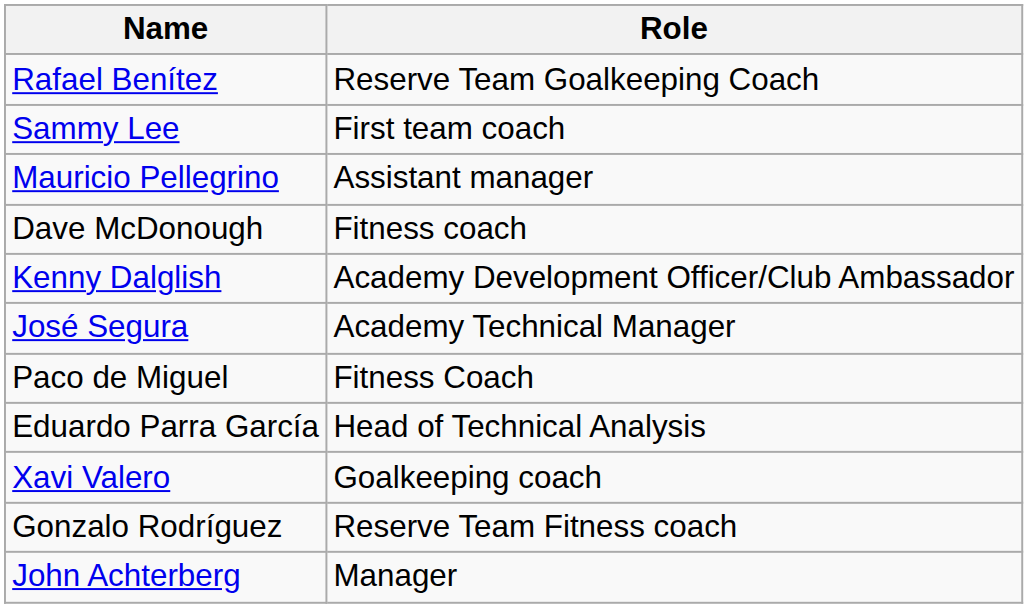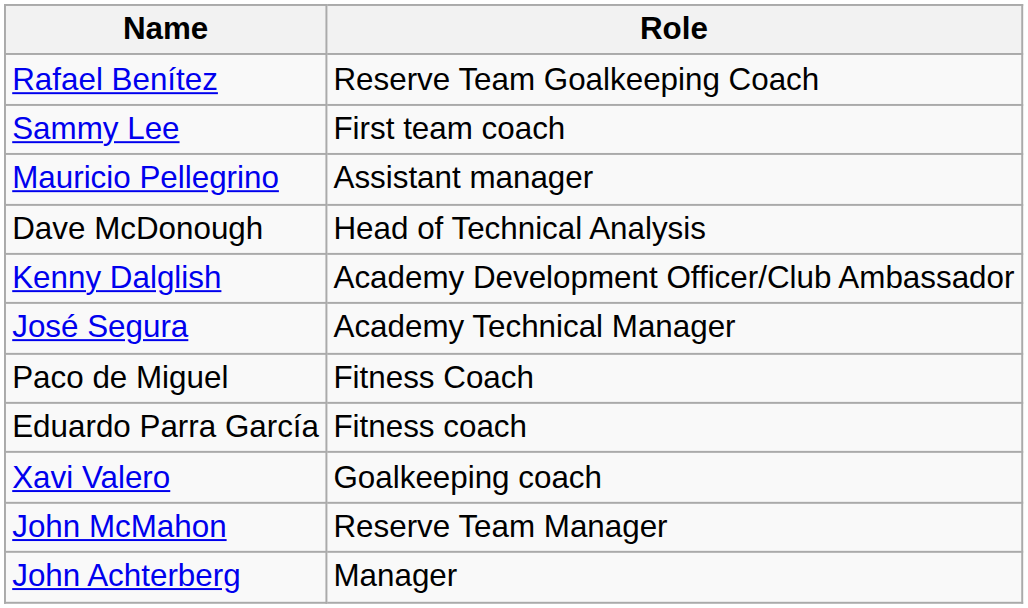(430, 228) Fitness coach -> (520, 228) Head of Technical Analysis
(520, 427) Head of Technical Analysis -> (430, 427) Fitness coach
+ row: (119, 526)
- row: (147, 526)
